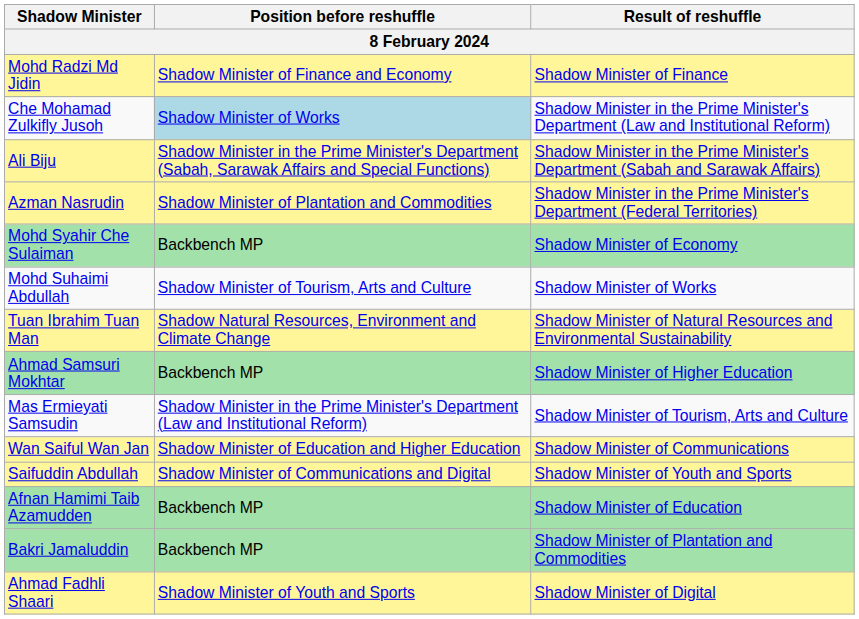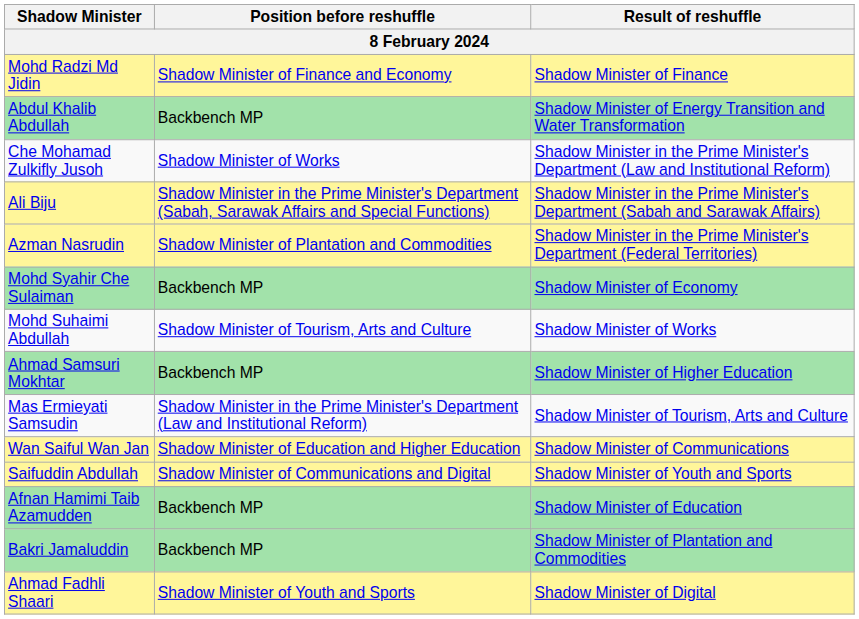+ row: (52, 117)
(249, 117) lightblue background -> (249, 160) no background
- row: (74, 330)
